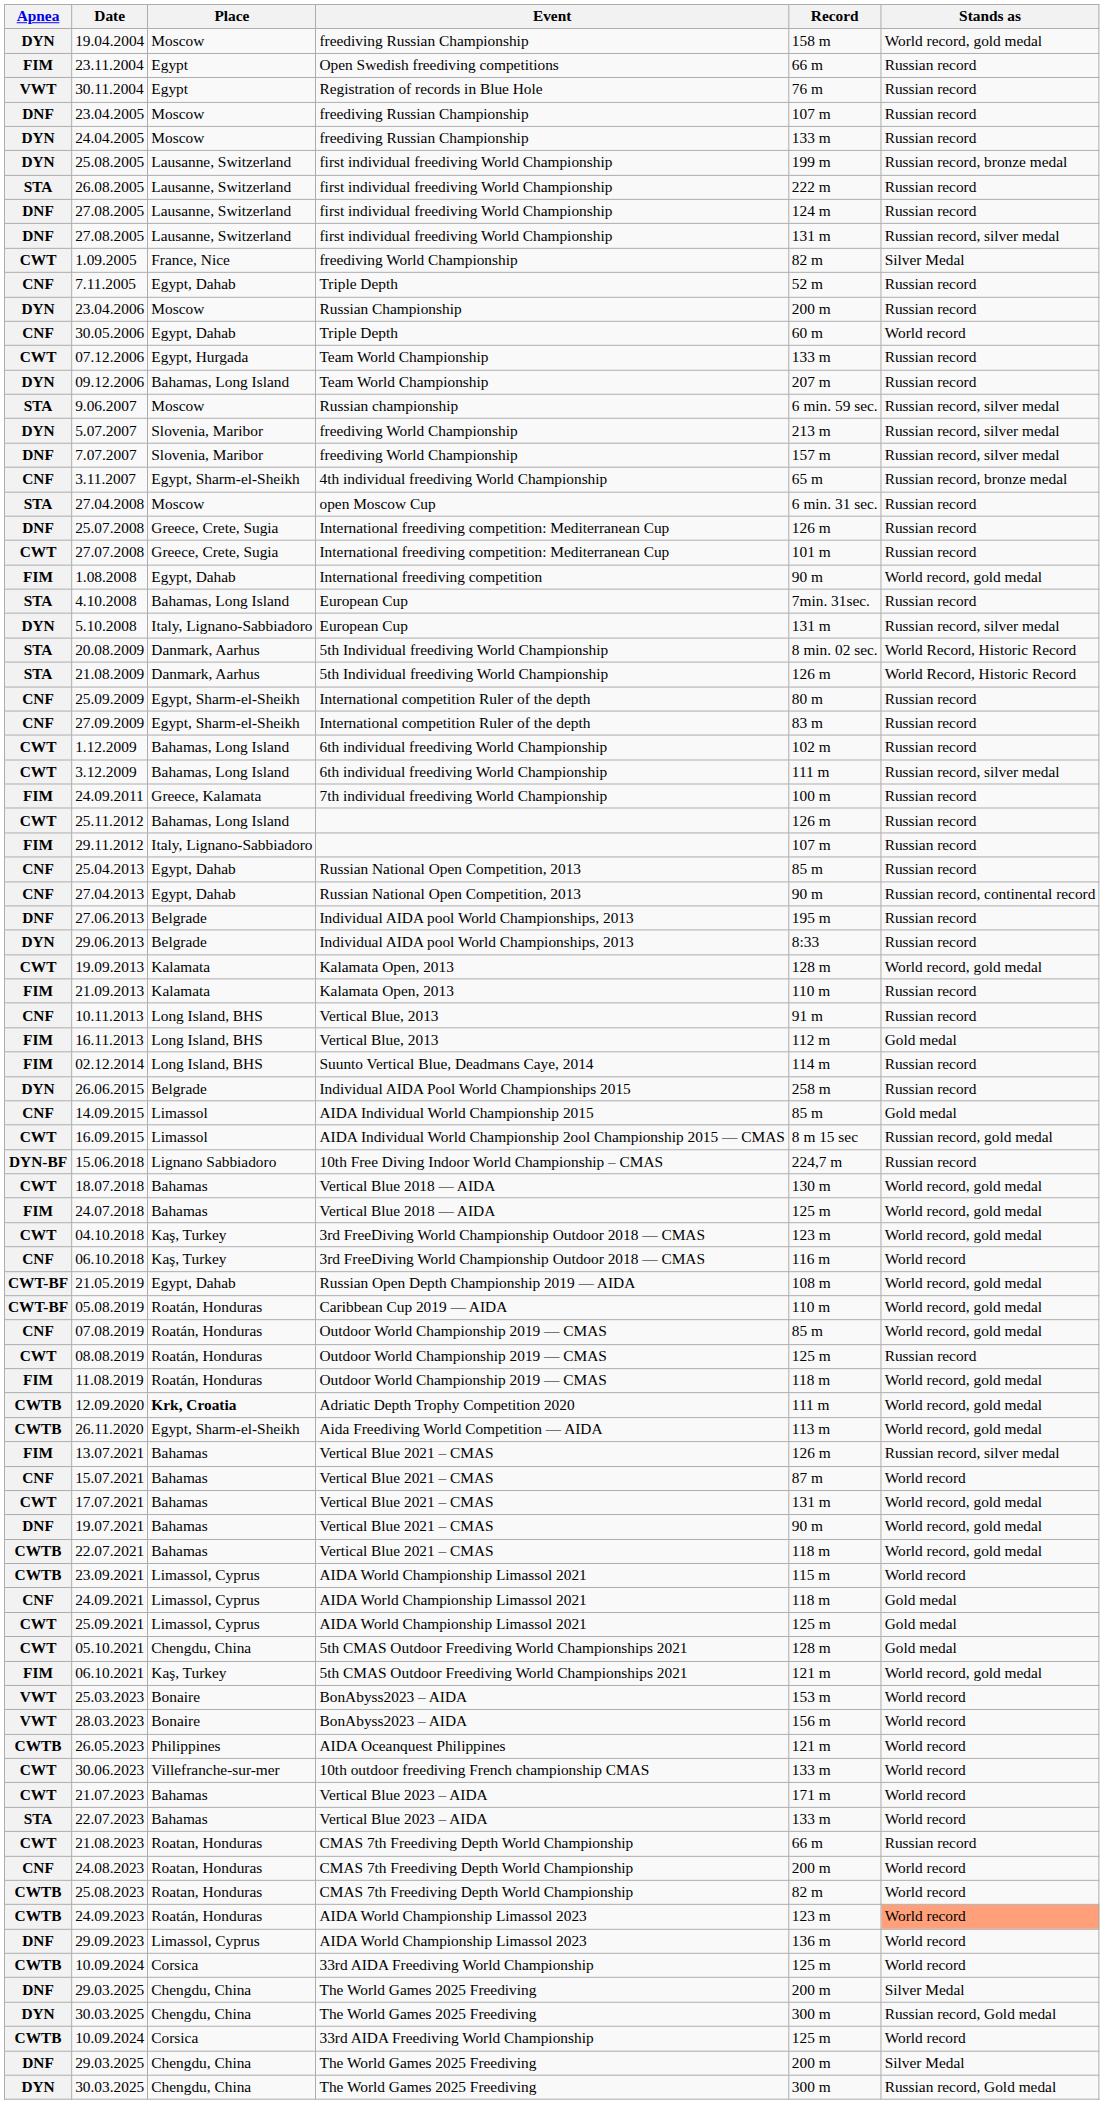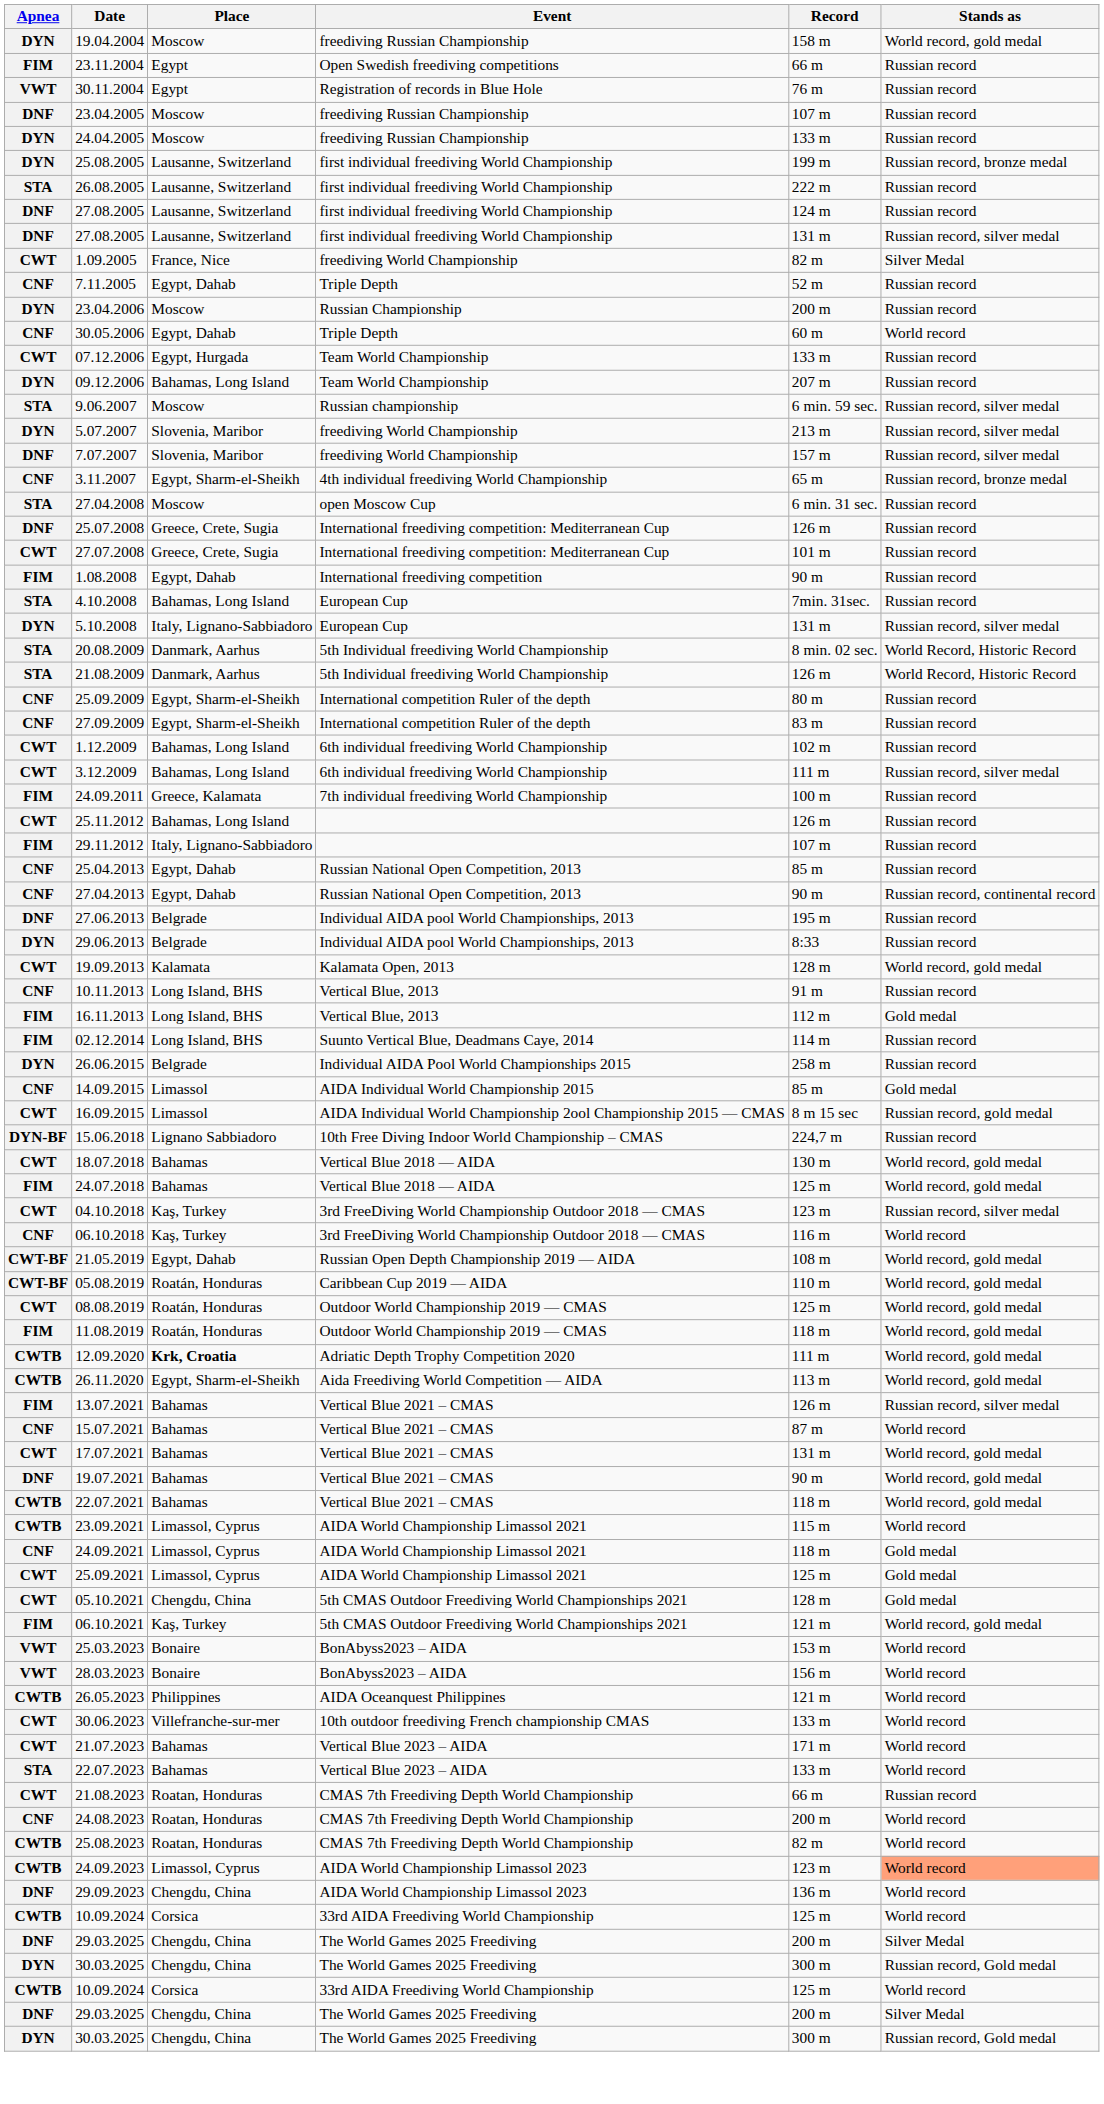(963, 576) World record, gold medal -> (931, 576) Russian record
- row: (110, 991)
(963, 1234) World record, gold medal -> (972, 1210) Russian record, silver medal
- row: (110, 1332)
(931, 1356) Russian record -> (963, 1307) World record, gold medal
(207, 1916) Roatán, Honduras -> (206, 1868) Limassol, Cyprus
(206, 1941) Limassol, Cyprus -> (201, 1892) Chengdu, China
